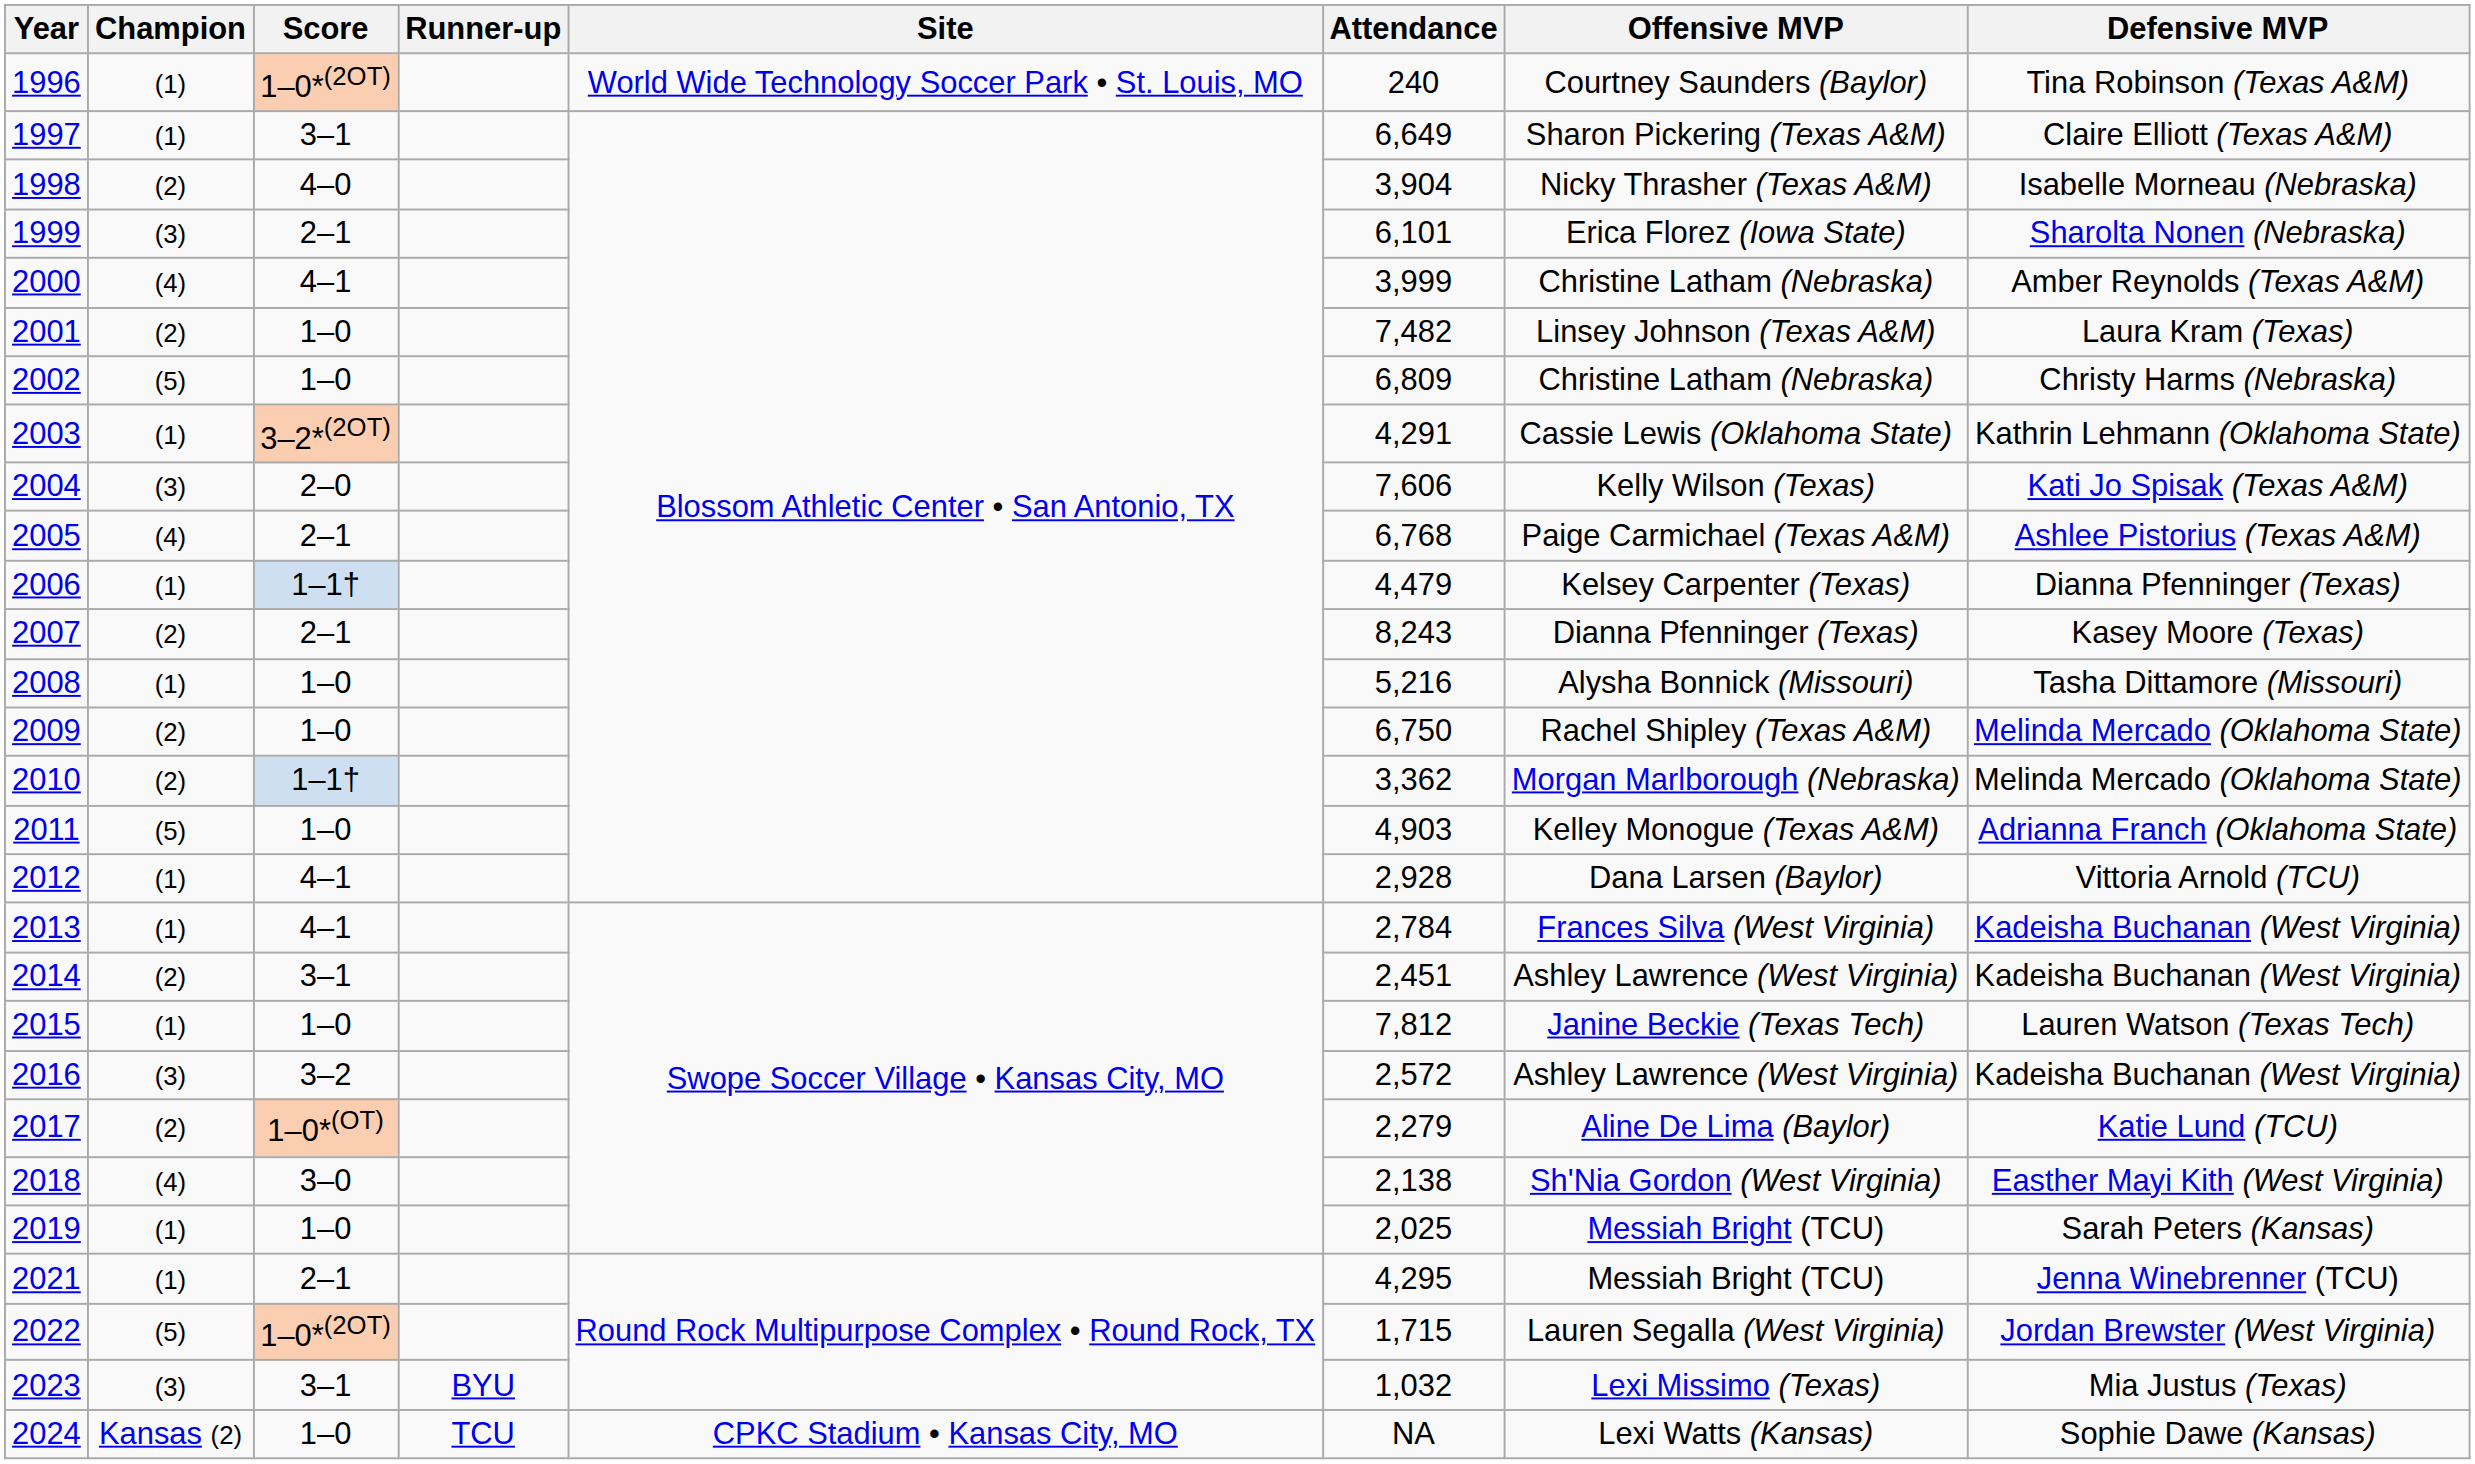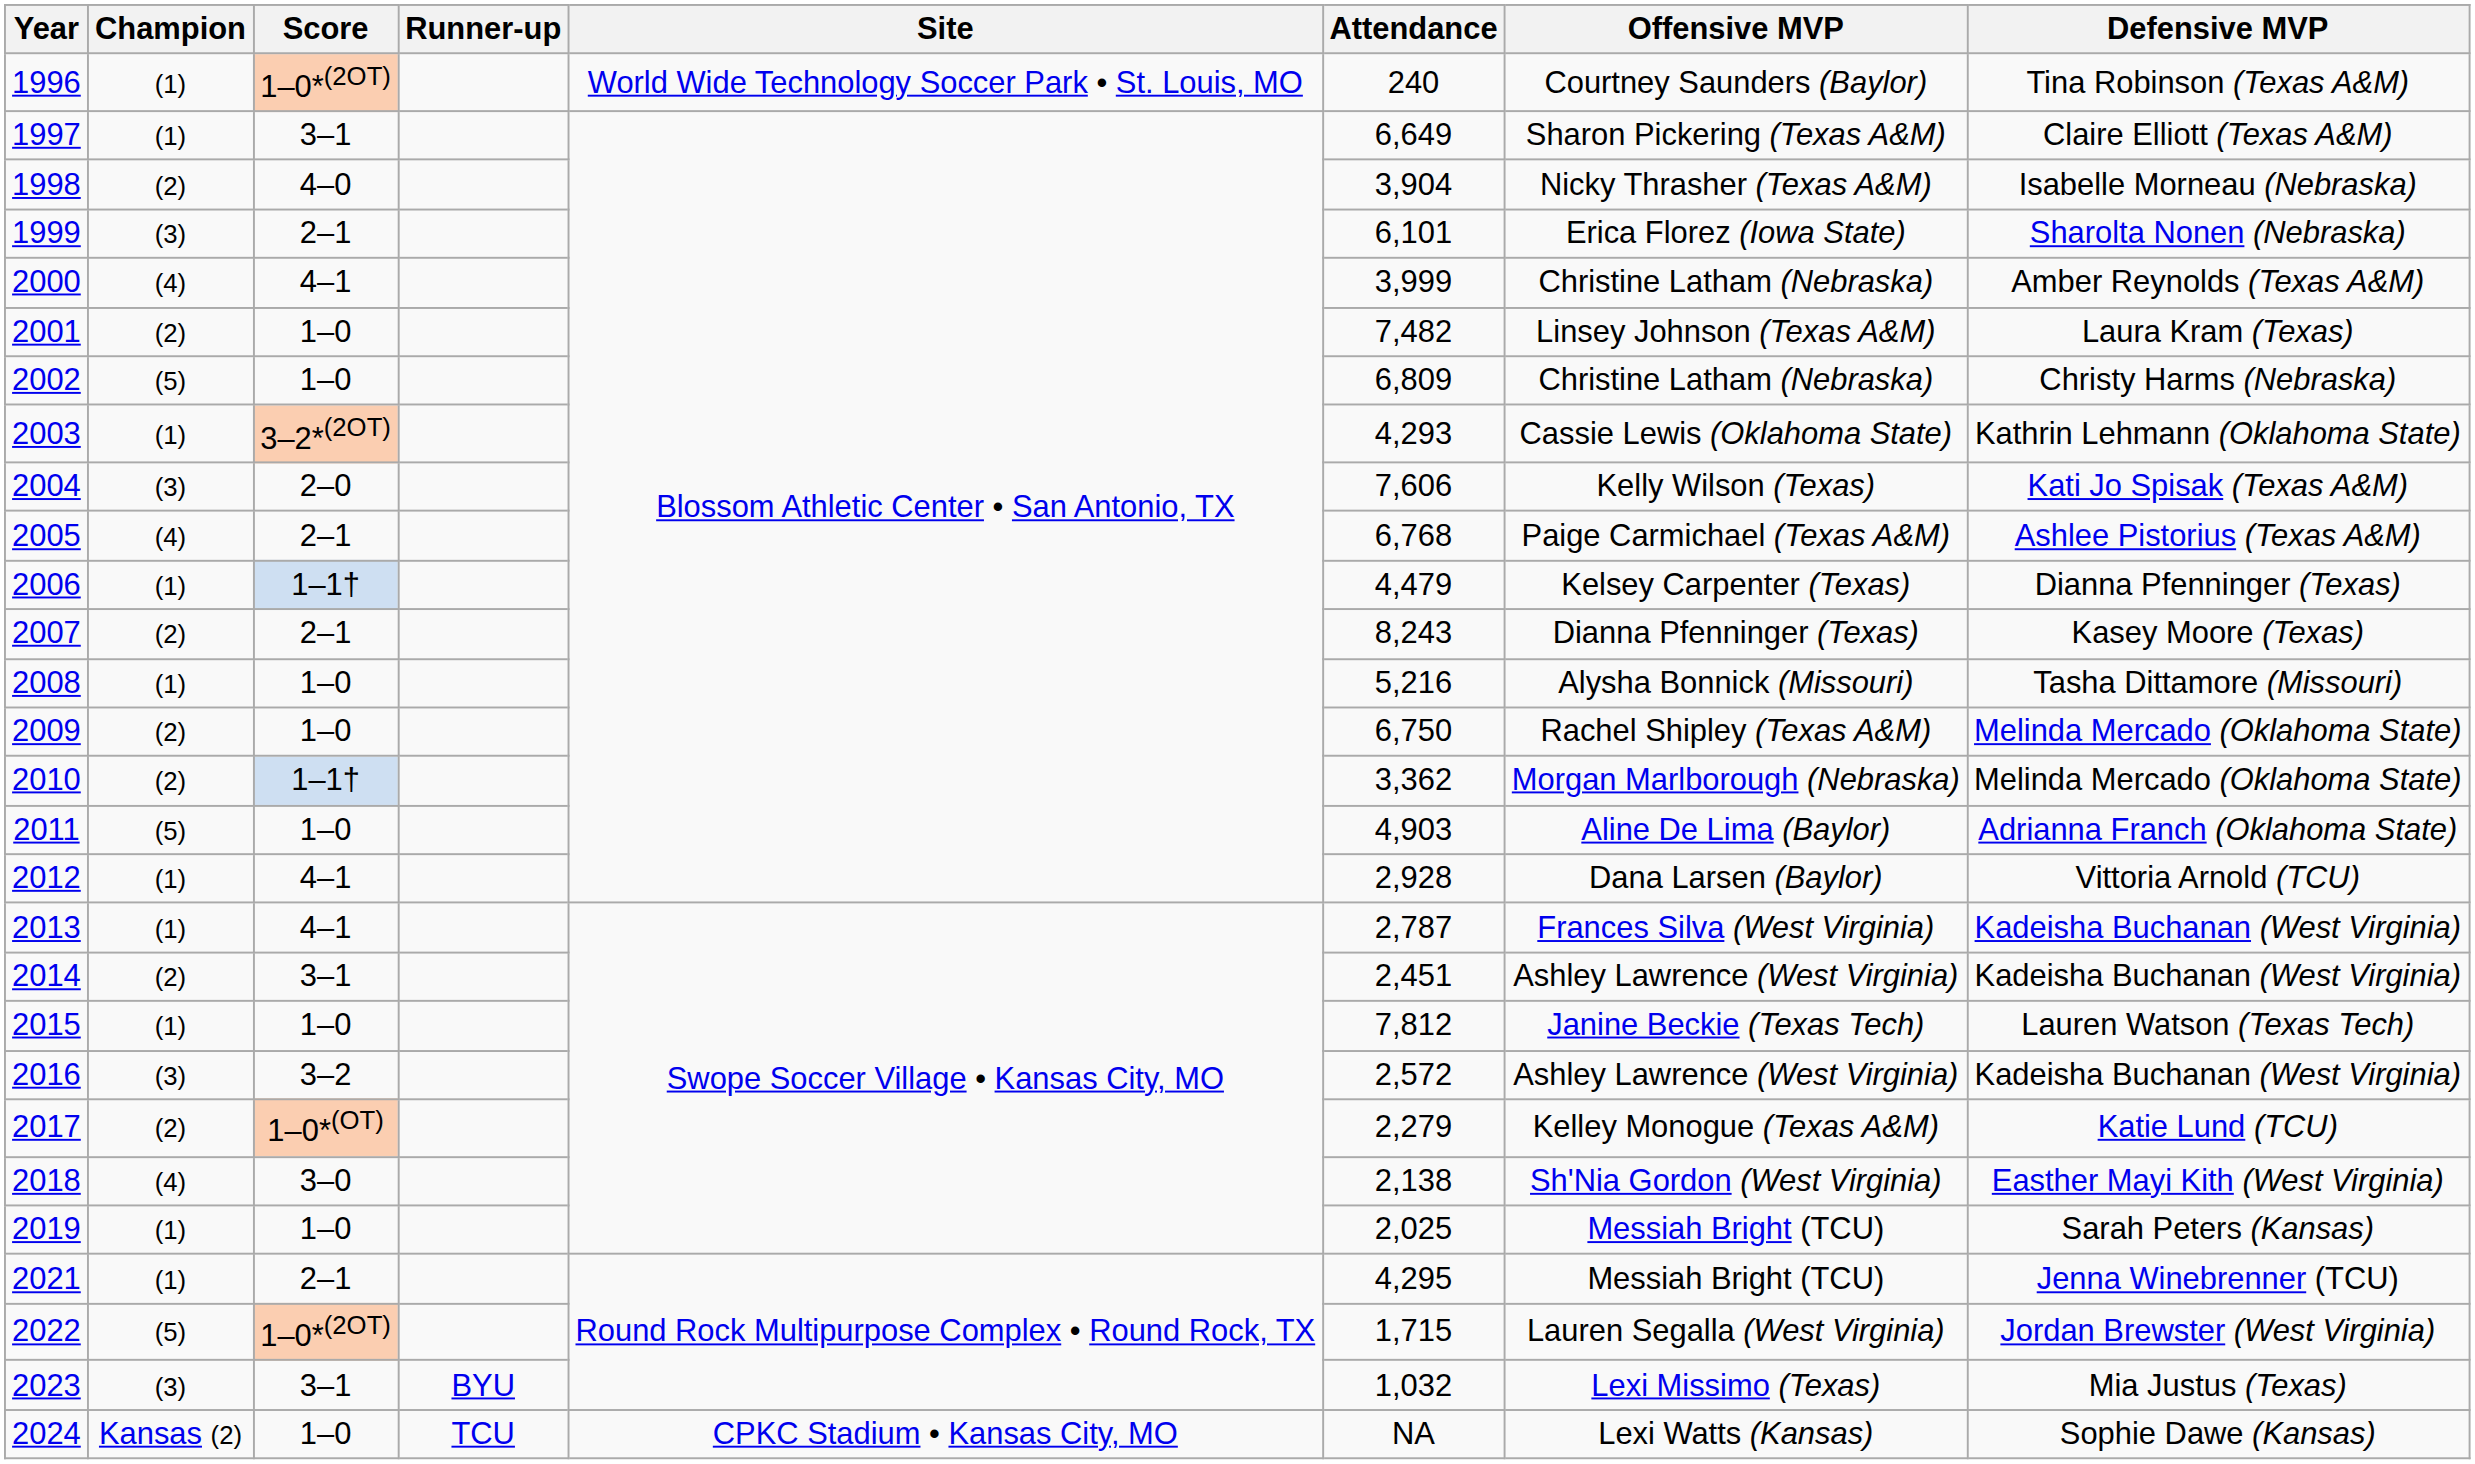(1413, 433) 4,291 -> (1413, 433) 4,293
(1736, 829) Kelley Monogue (Texas A&M) -> (1736, 829) Aline De Lima (Baylor)
(1413, 927) 2,784 -> (1413, 927) 2,787
(1736, 1127) Aline De Lima (Baylor) -> (1736, 1127) Kelley Monogue (Texas A&M)
